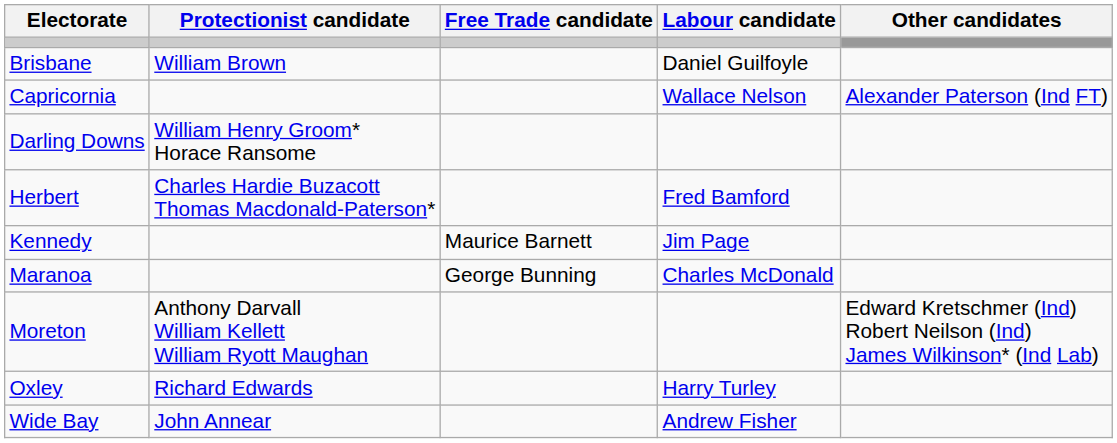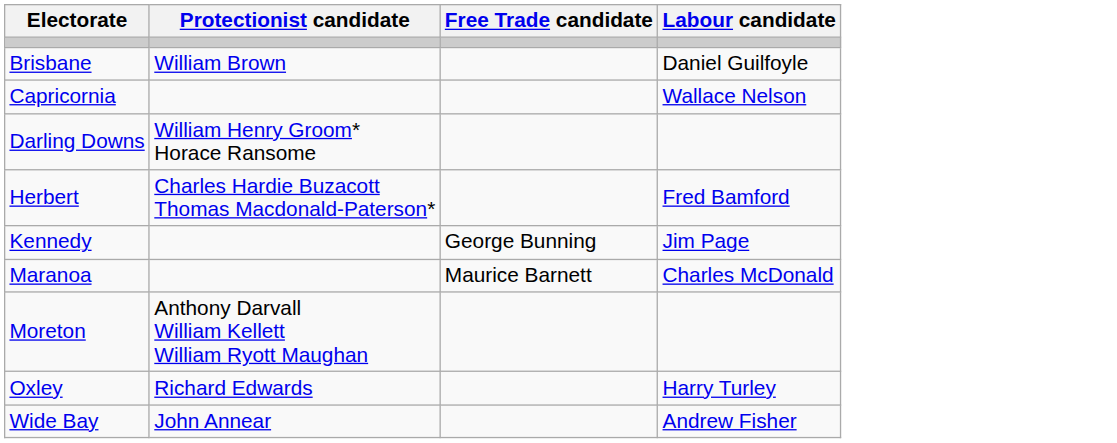- column: (977, 20)
(518, 242) Maurice Barnett -> (521, 242) George Bunning
(521, 275) George Bunning -> (518, 275) Maurice Barnett
